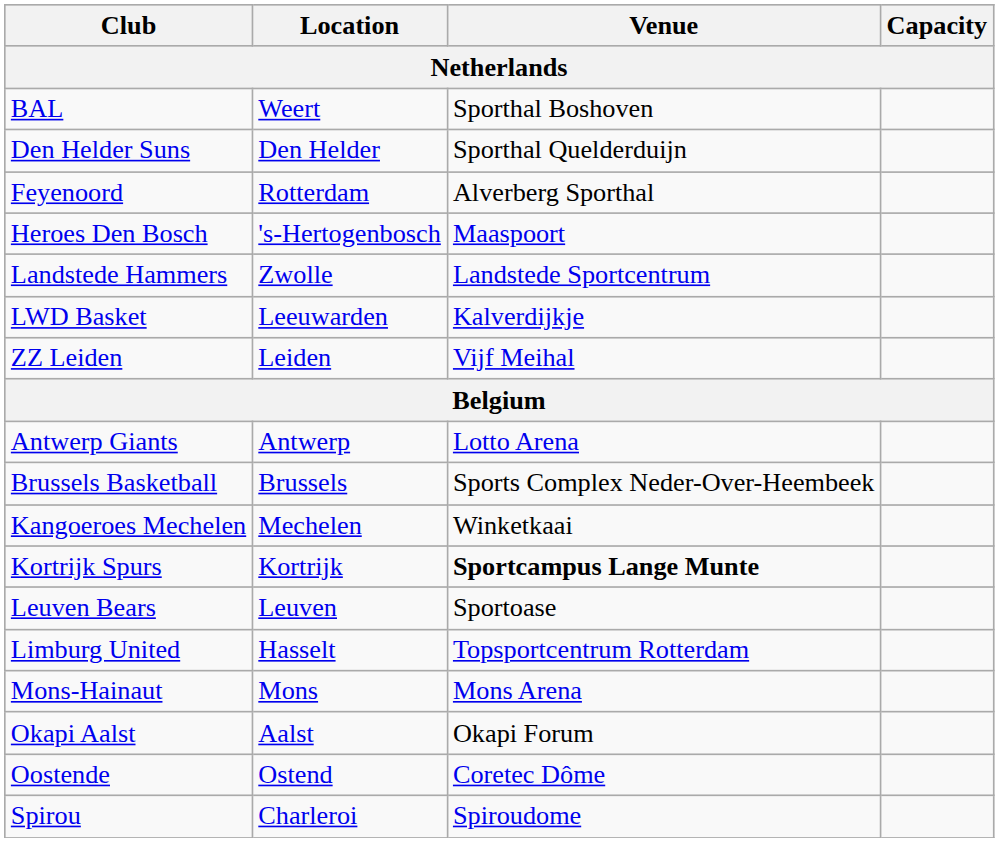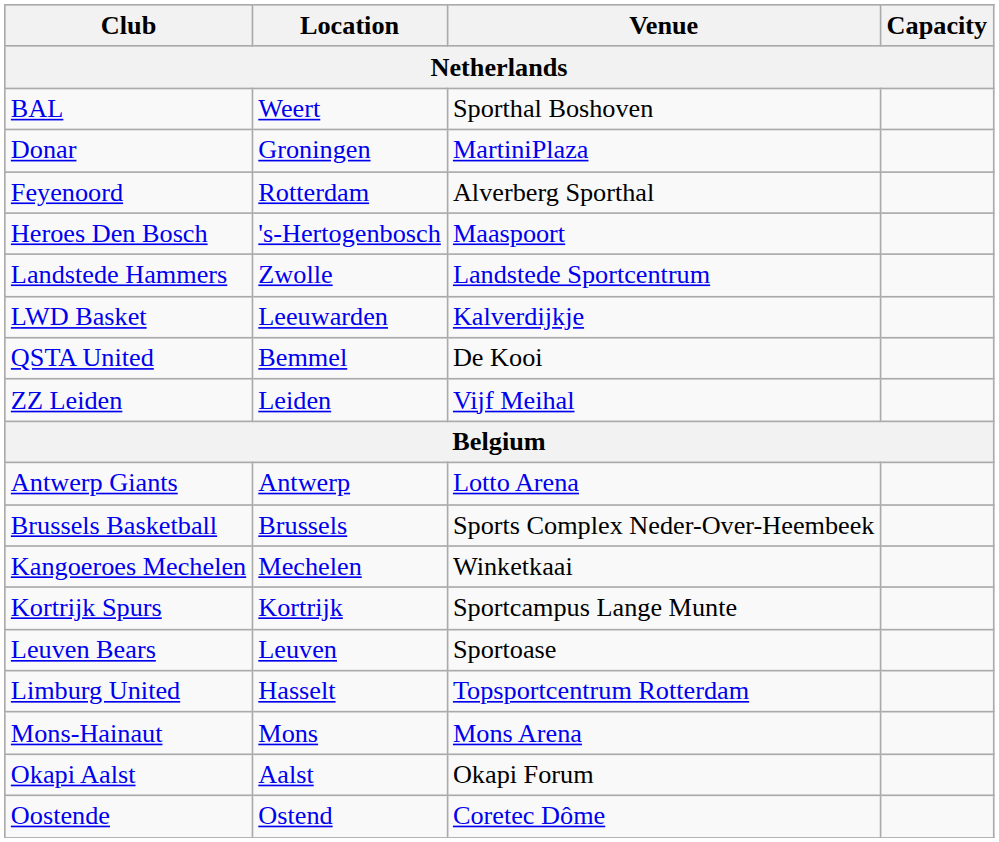- row: (101, 150)
+ row: (44, 150)
+ row: (82, 358)
(606, 566) bold -> (595, 607) normal
- row: (46, 815)
